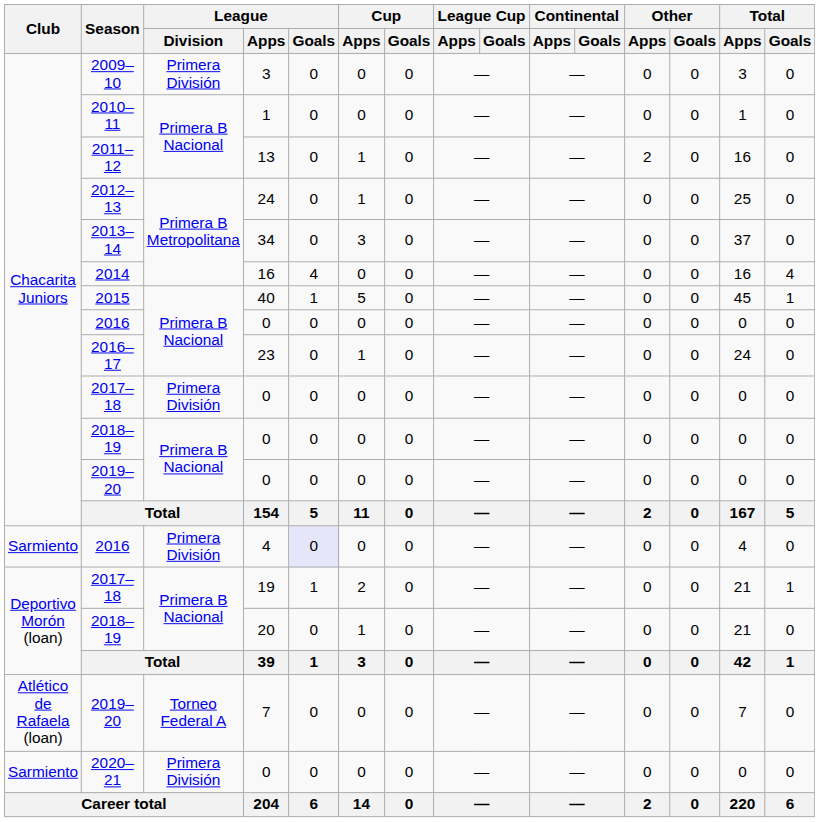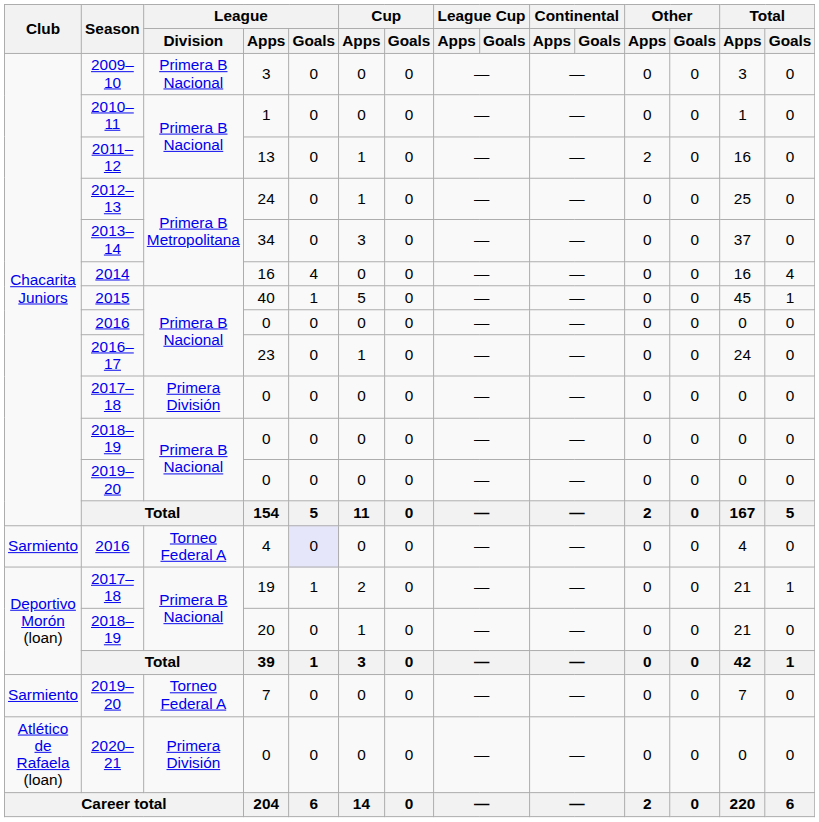(193, 74) Primera División -> (193, 74) Primera B Nacional
(193, 546) Primera División -> (193, 546) Torneo Federal A
(43, 712) Atlético de Rafaela (loan) -> (43, 695) Sarmiento
(43, 771) Sarmiento -> (43, 754) Atlético de Rafaela (loan)
